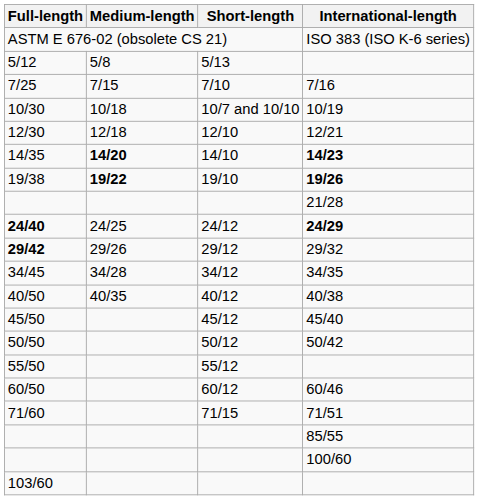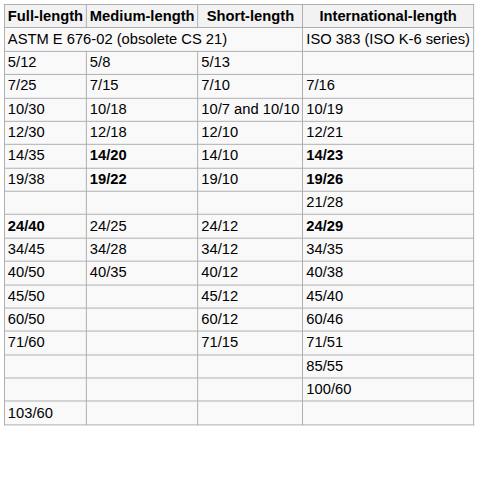- row: (26, 249)
- row: (26, 343)
- row: (26, 366)
